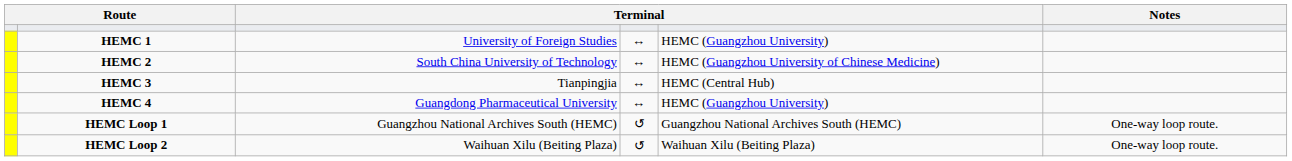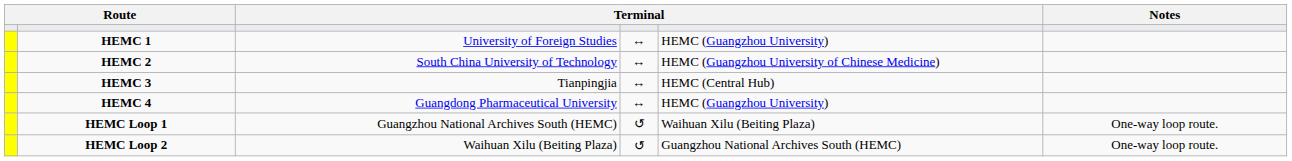(781, 123) Guangzhou National Archives South (HEMC) -> (738, 123) Waihuan Xilu (Beiting Plaza)
(738, 145) Waihuan Xilu (Beiting Plaza) -> (781, 145) Guangzhou National Archives South (HEMC)
